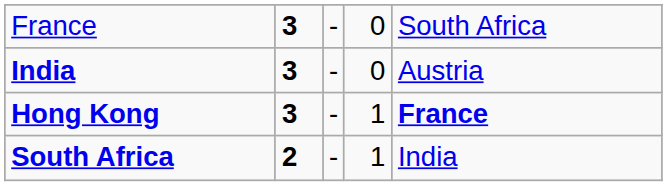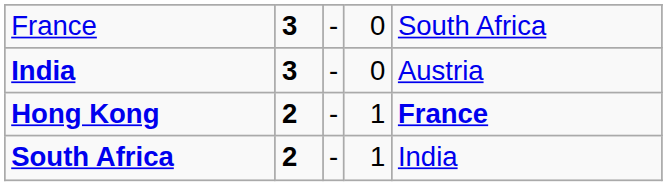(290, 113) 3 -> (290, 113) 2
